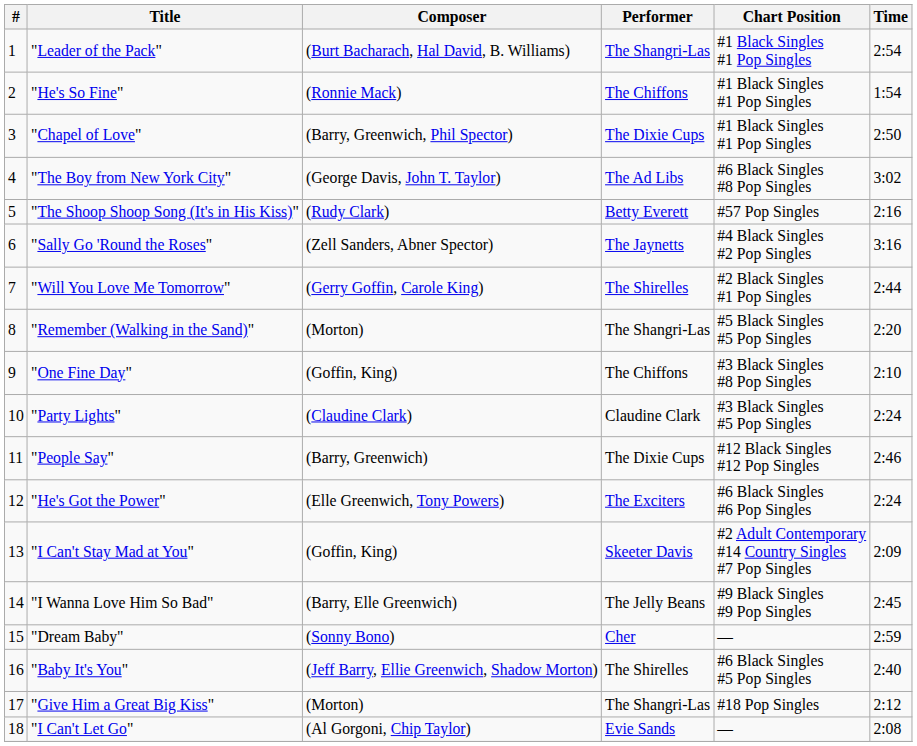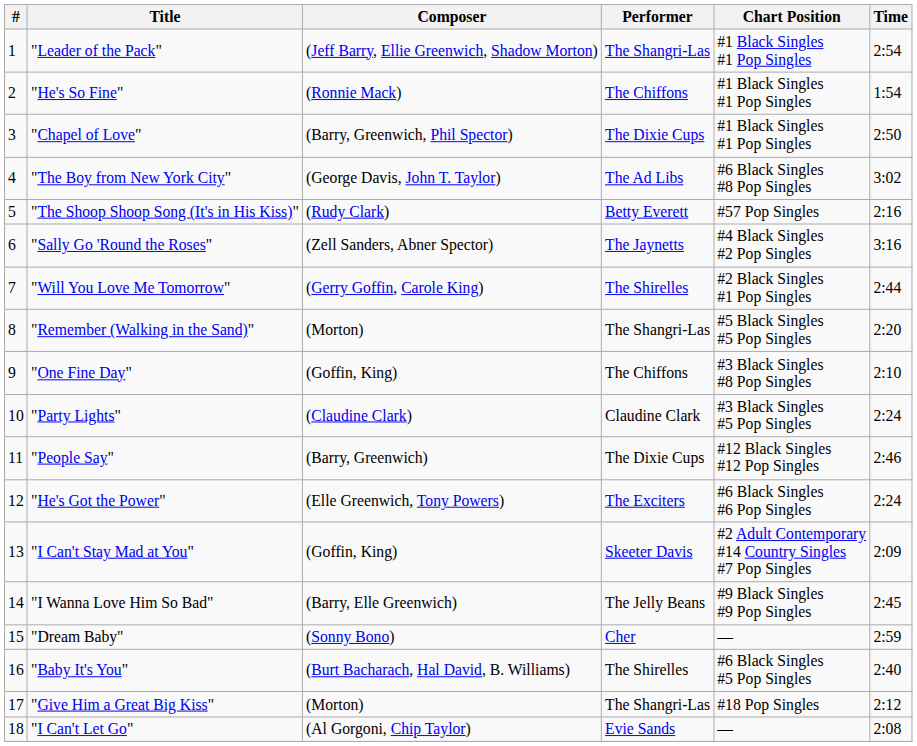(438, 50) (Burt Bacharach, Hal David, B. Williams) -> (452, 50) (Jeff Barry, Ellie Greenwich, Shadow Morton)
(452, 670) (Jeff Barry, Ellie Greenwich, Shadow Morton) -> (438, 670) (Burt Bacharach, Hal David, B. Williams)
